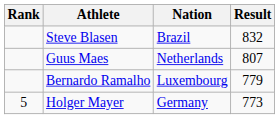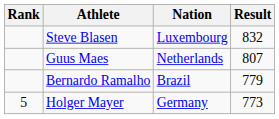(174, 37) Brazil -> (192, 37) Luxembourg
(192, 80) Luxembourg -> (174, 80) Brazil
